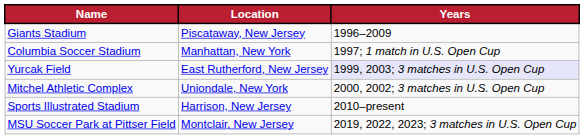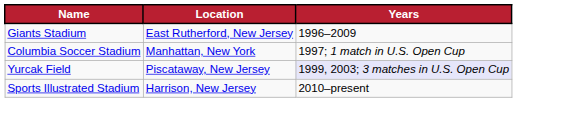(243, 33) Piscataway, New Jersey -> (219, 33) East Rutherford, New Jersey
(255, 69) East Rutherford, New Jersey -> (208, 69) Piscataway, New Jersey
- row: (70, 88)
- row: (92, 124)
